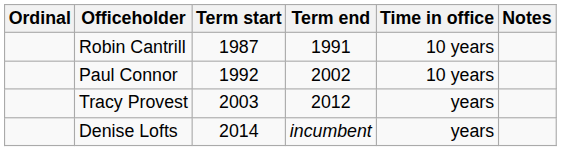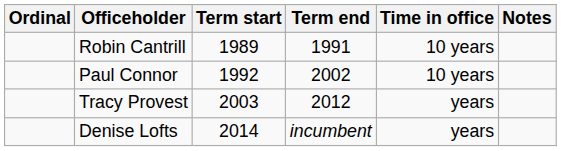(239, 46) 1987 -> (239, 46) 1989
